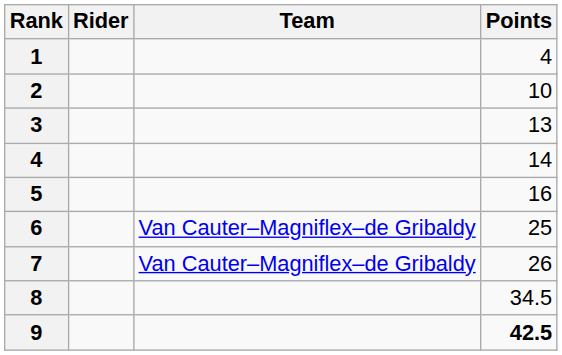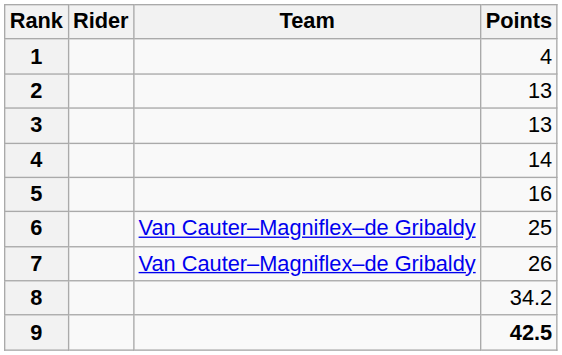(540, 90) 10 -> (540, 90) 13
(531, 297) 34.5 -> (531, 297) 34.2
